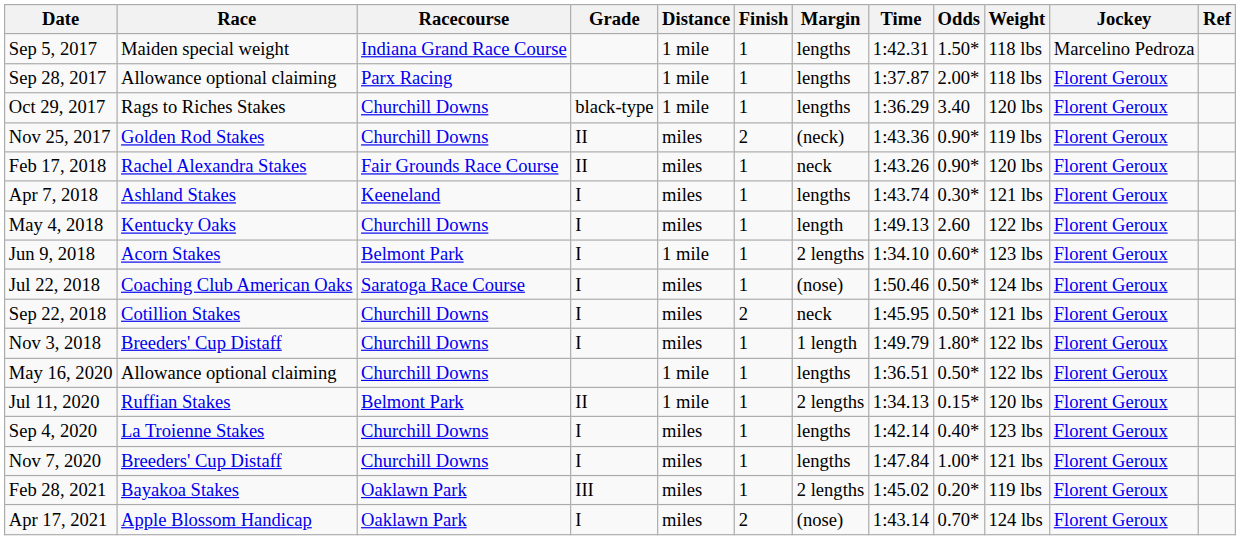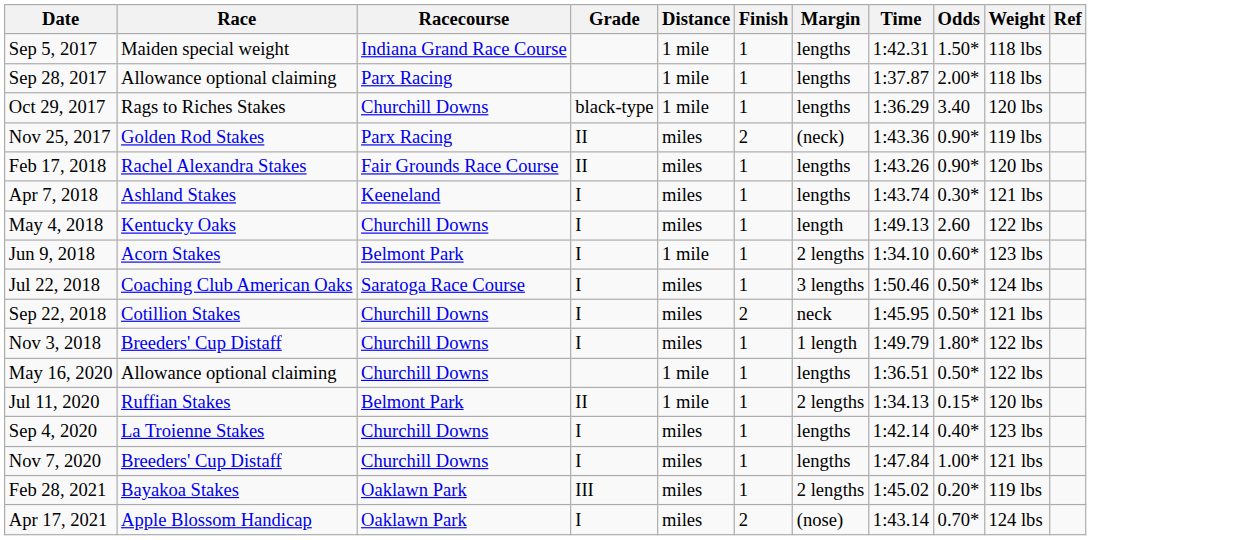- column: (1124, 19)
(425, 136) Churchill Downs -> (407, 136) Parx Racing
(814, 166) neck -> (824, 166) lengths
(820, 284) (nose) -> (831, 284) 3 lengths
